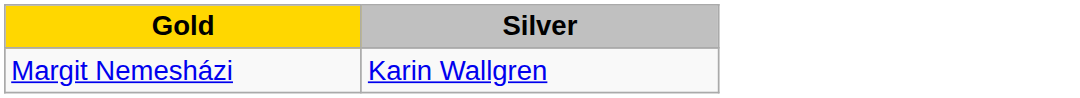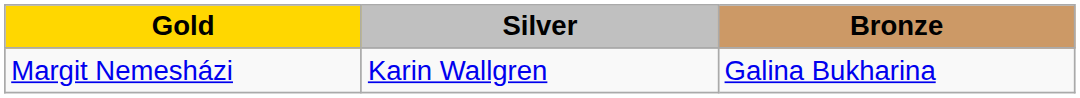+ column: (897, 26)
